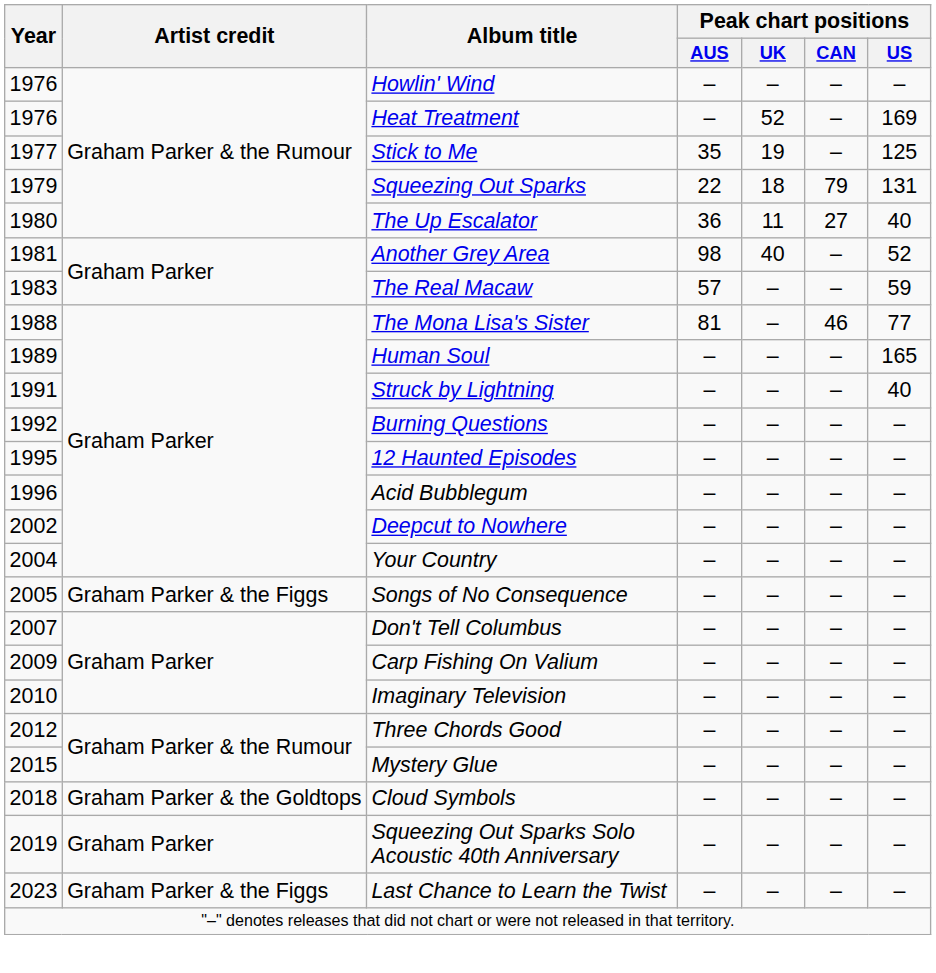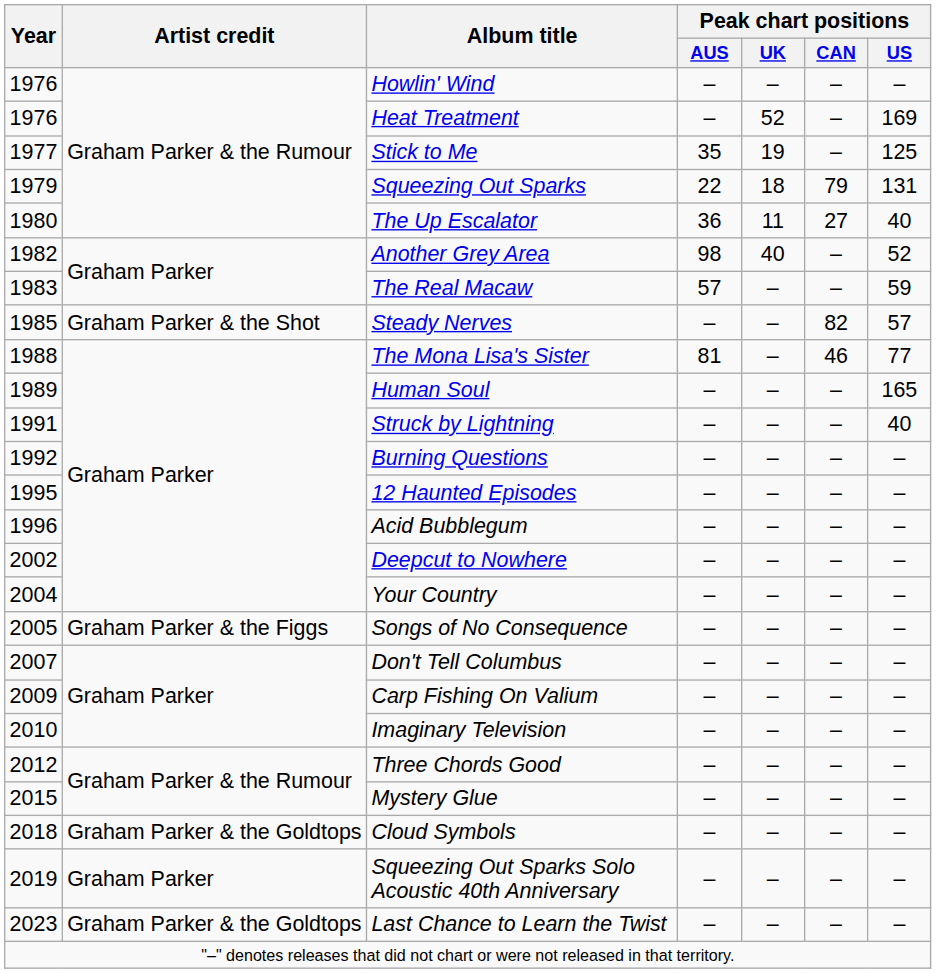(33, 254) 1981 -> (33, 254) 1982
+ row: (442, 322)
(198, 890) Graham Parker & the Figgs -> (214, 924) Graham Parker & the Goldtops
